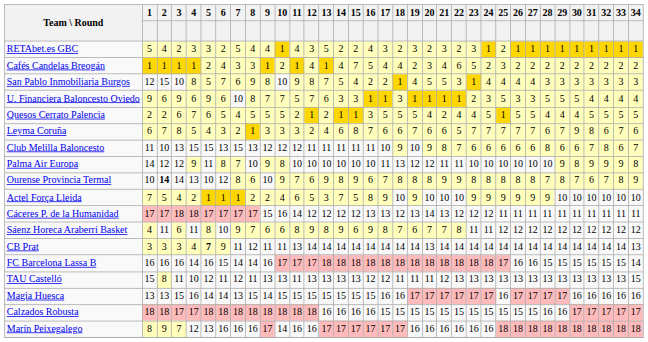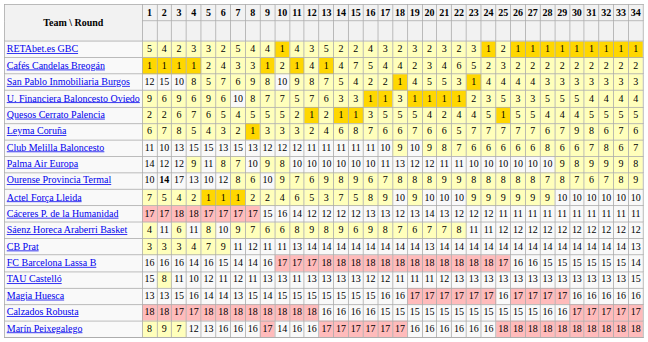(179, 180) 14 -> (179, 180) 17
(208, 246) bold -> (208, 246) normal
